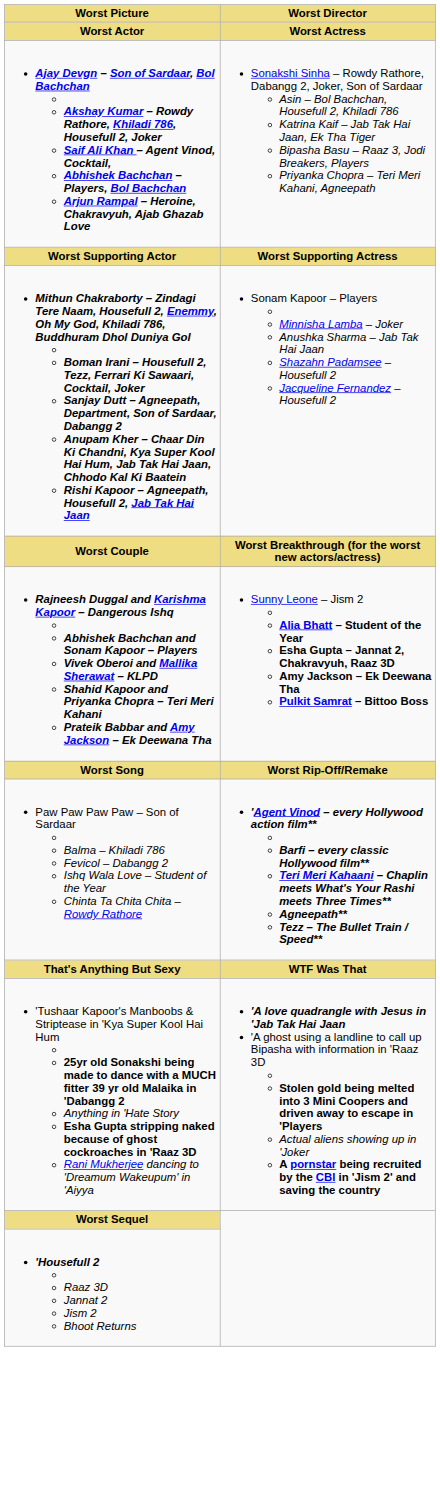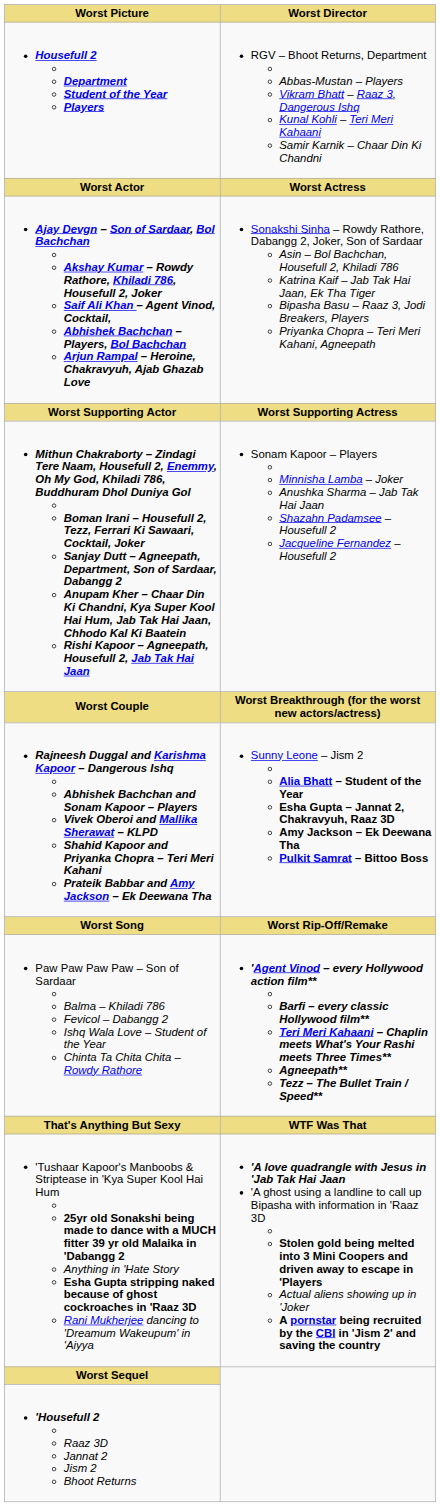+ row: (112, 81)
